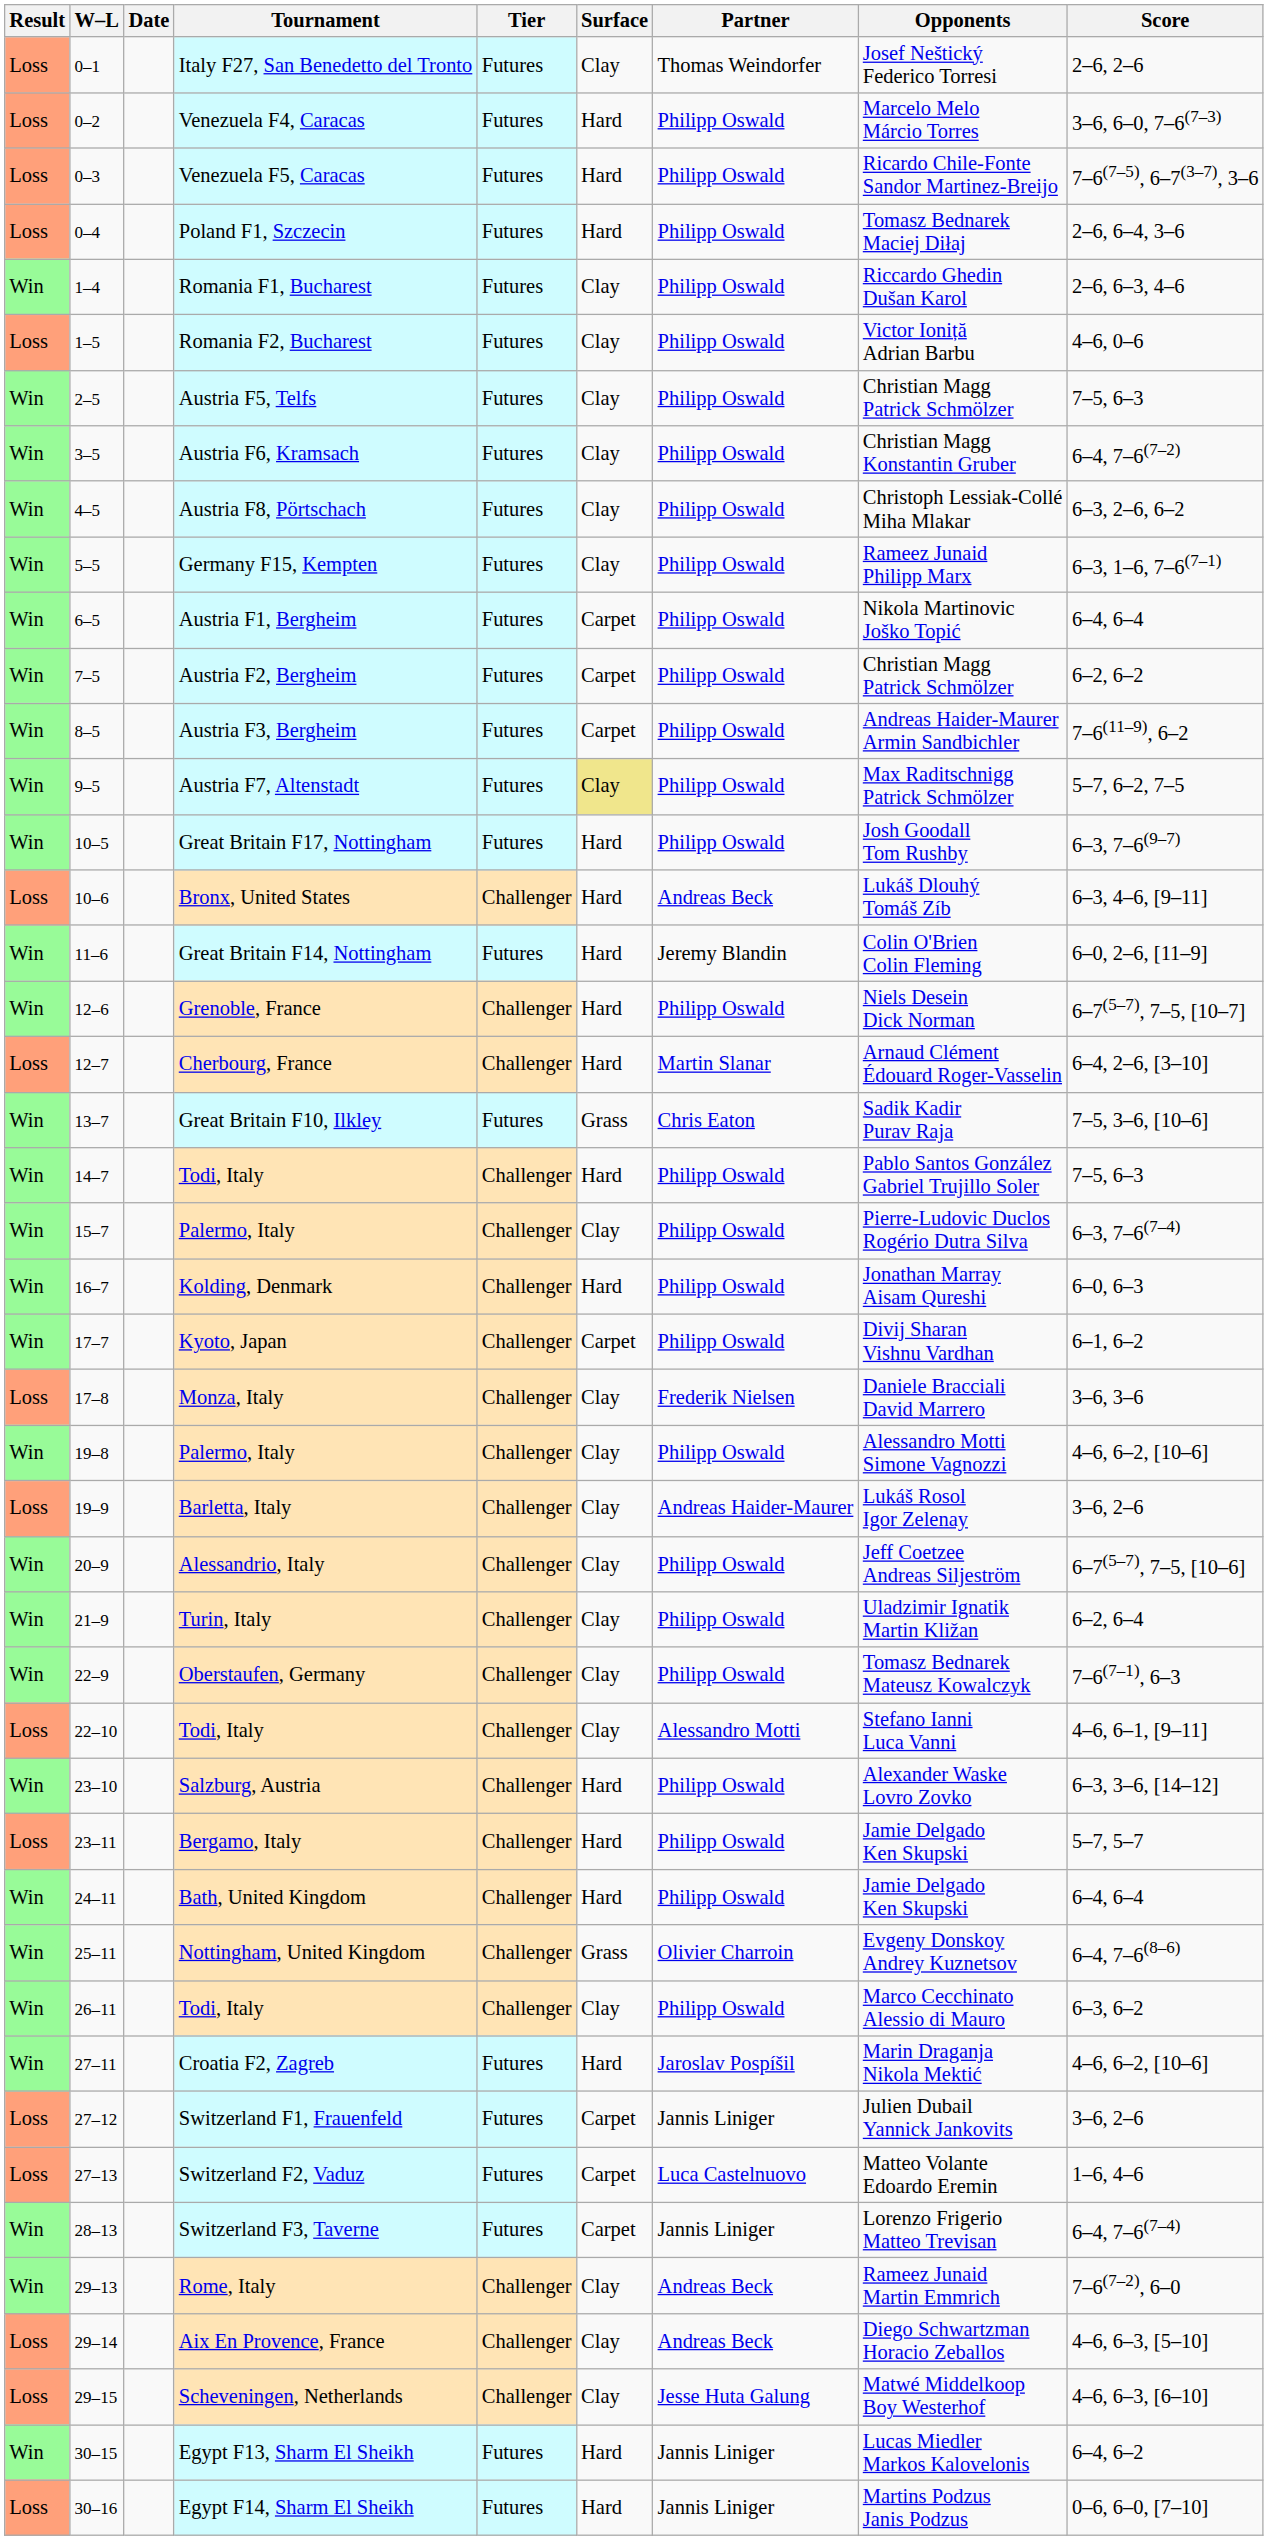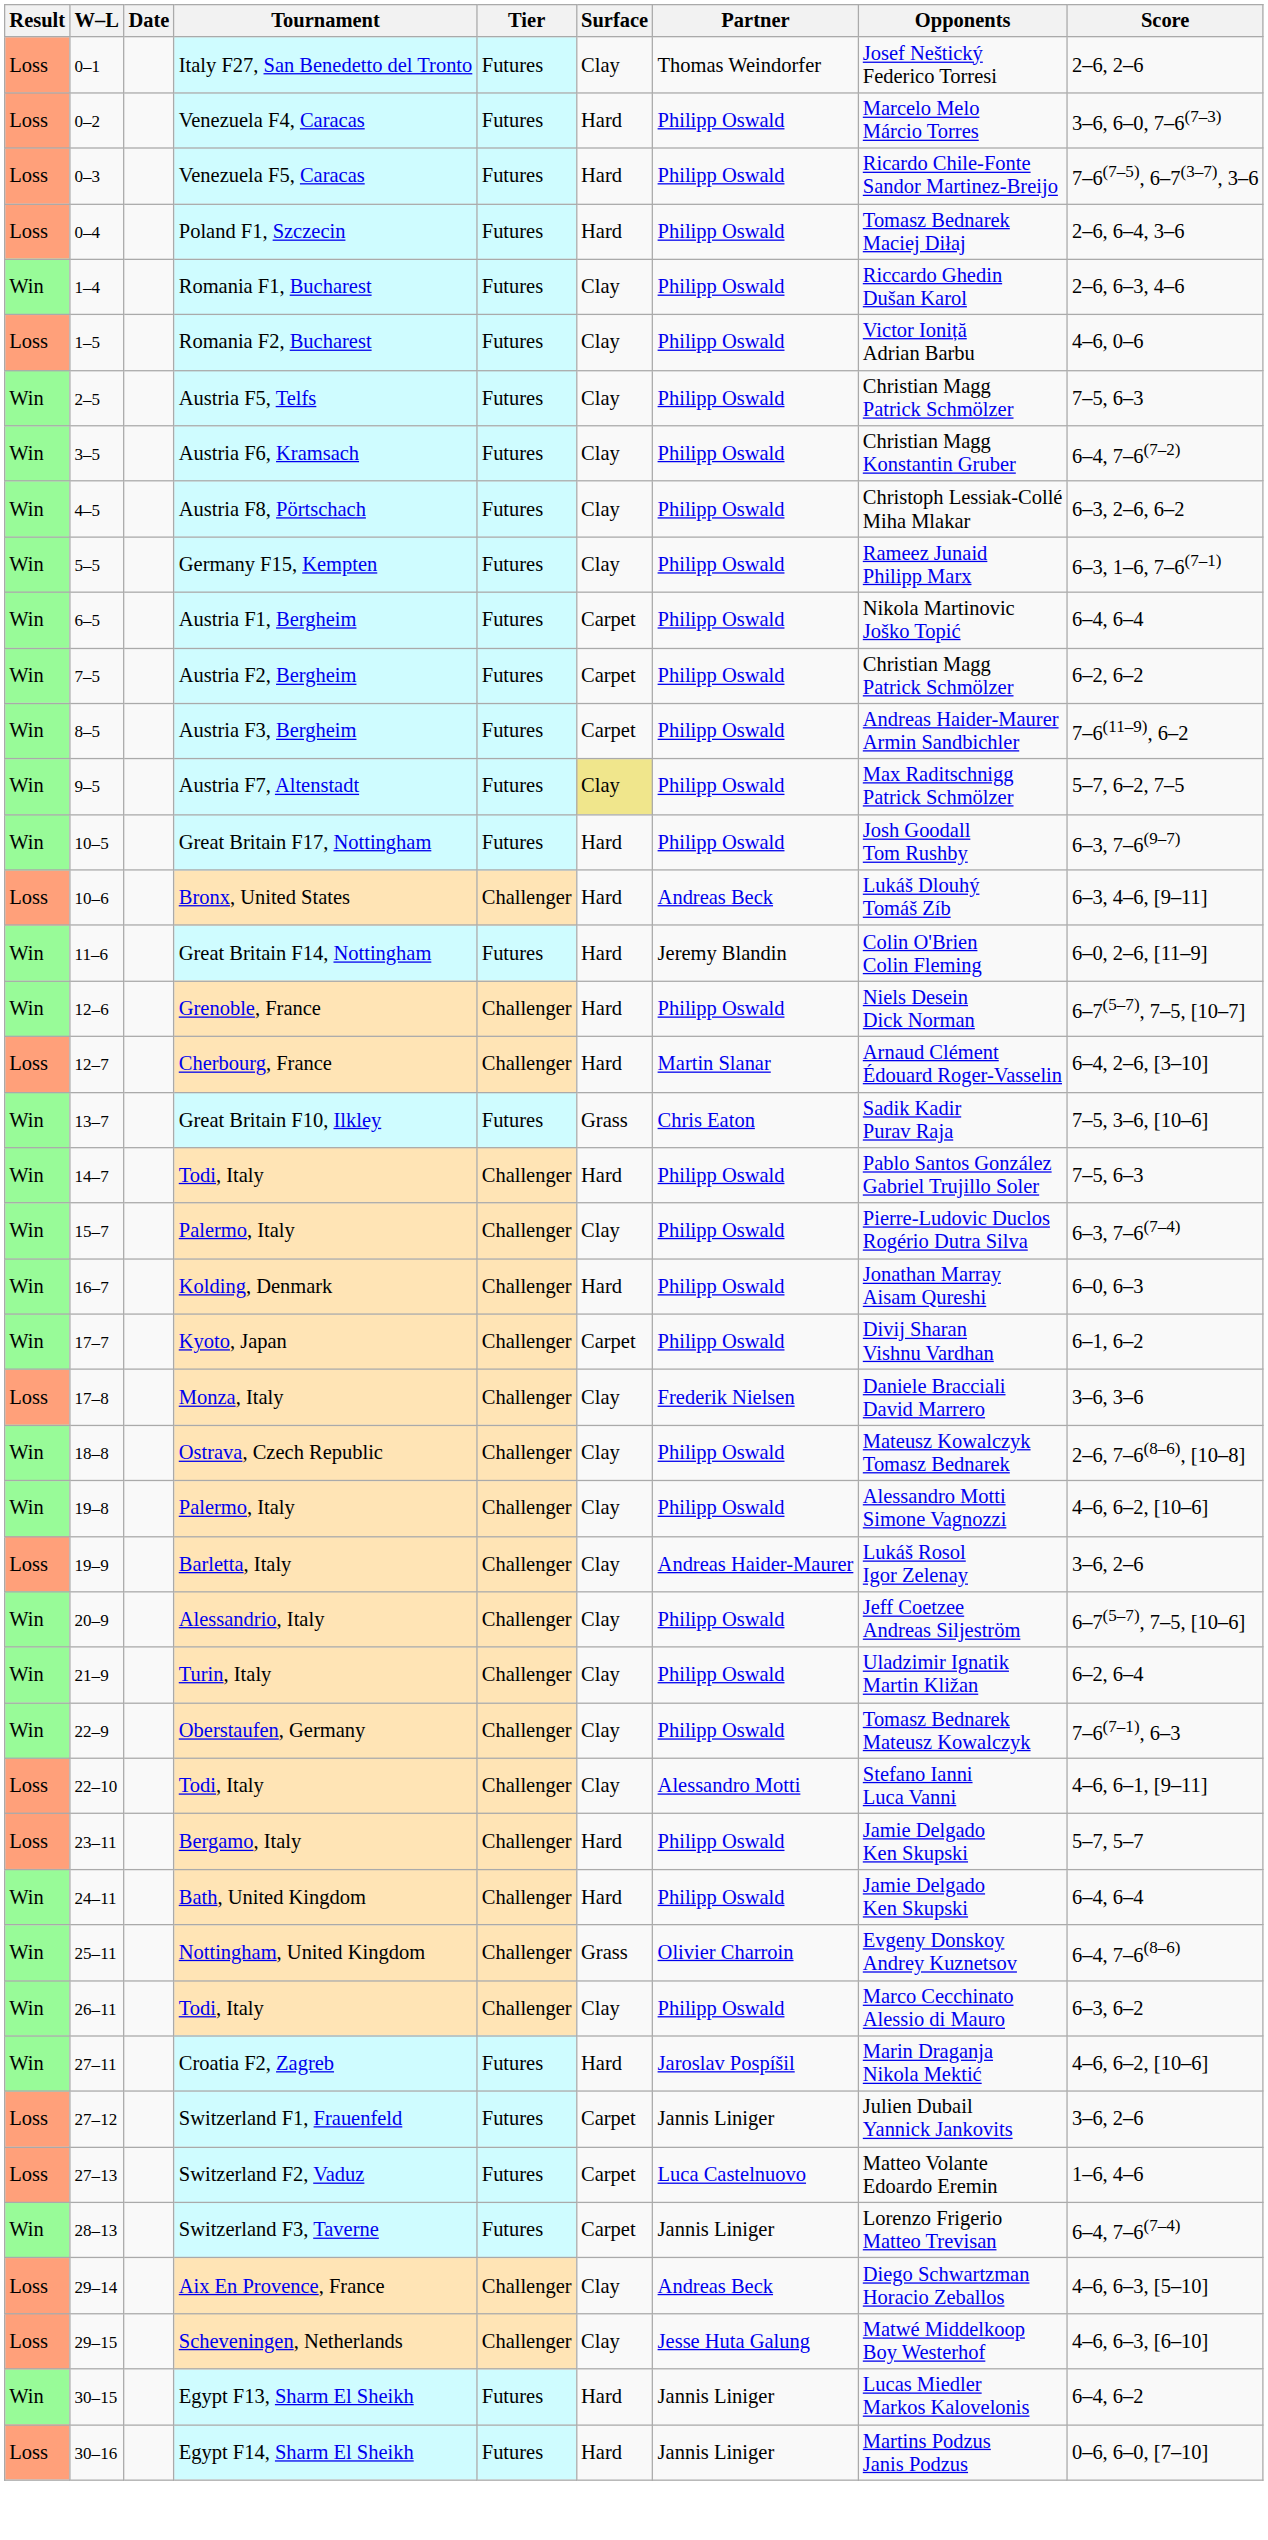+ row: (92, 1454)
- row: (96, 1787)
- row: (96, 2286)
